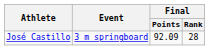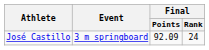(193, 38) 28 -> (193, 38) 24
